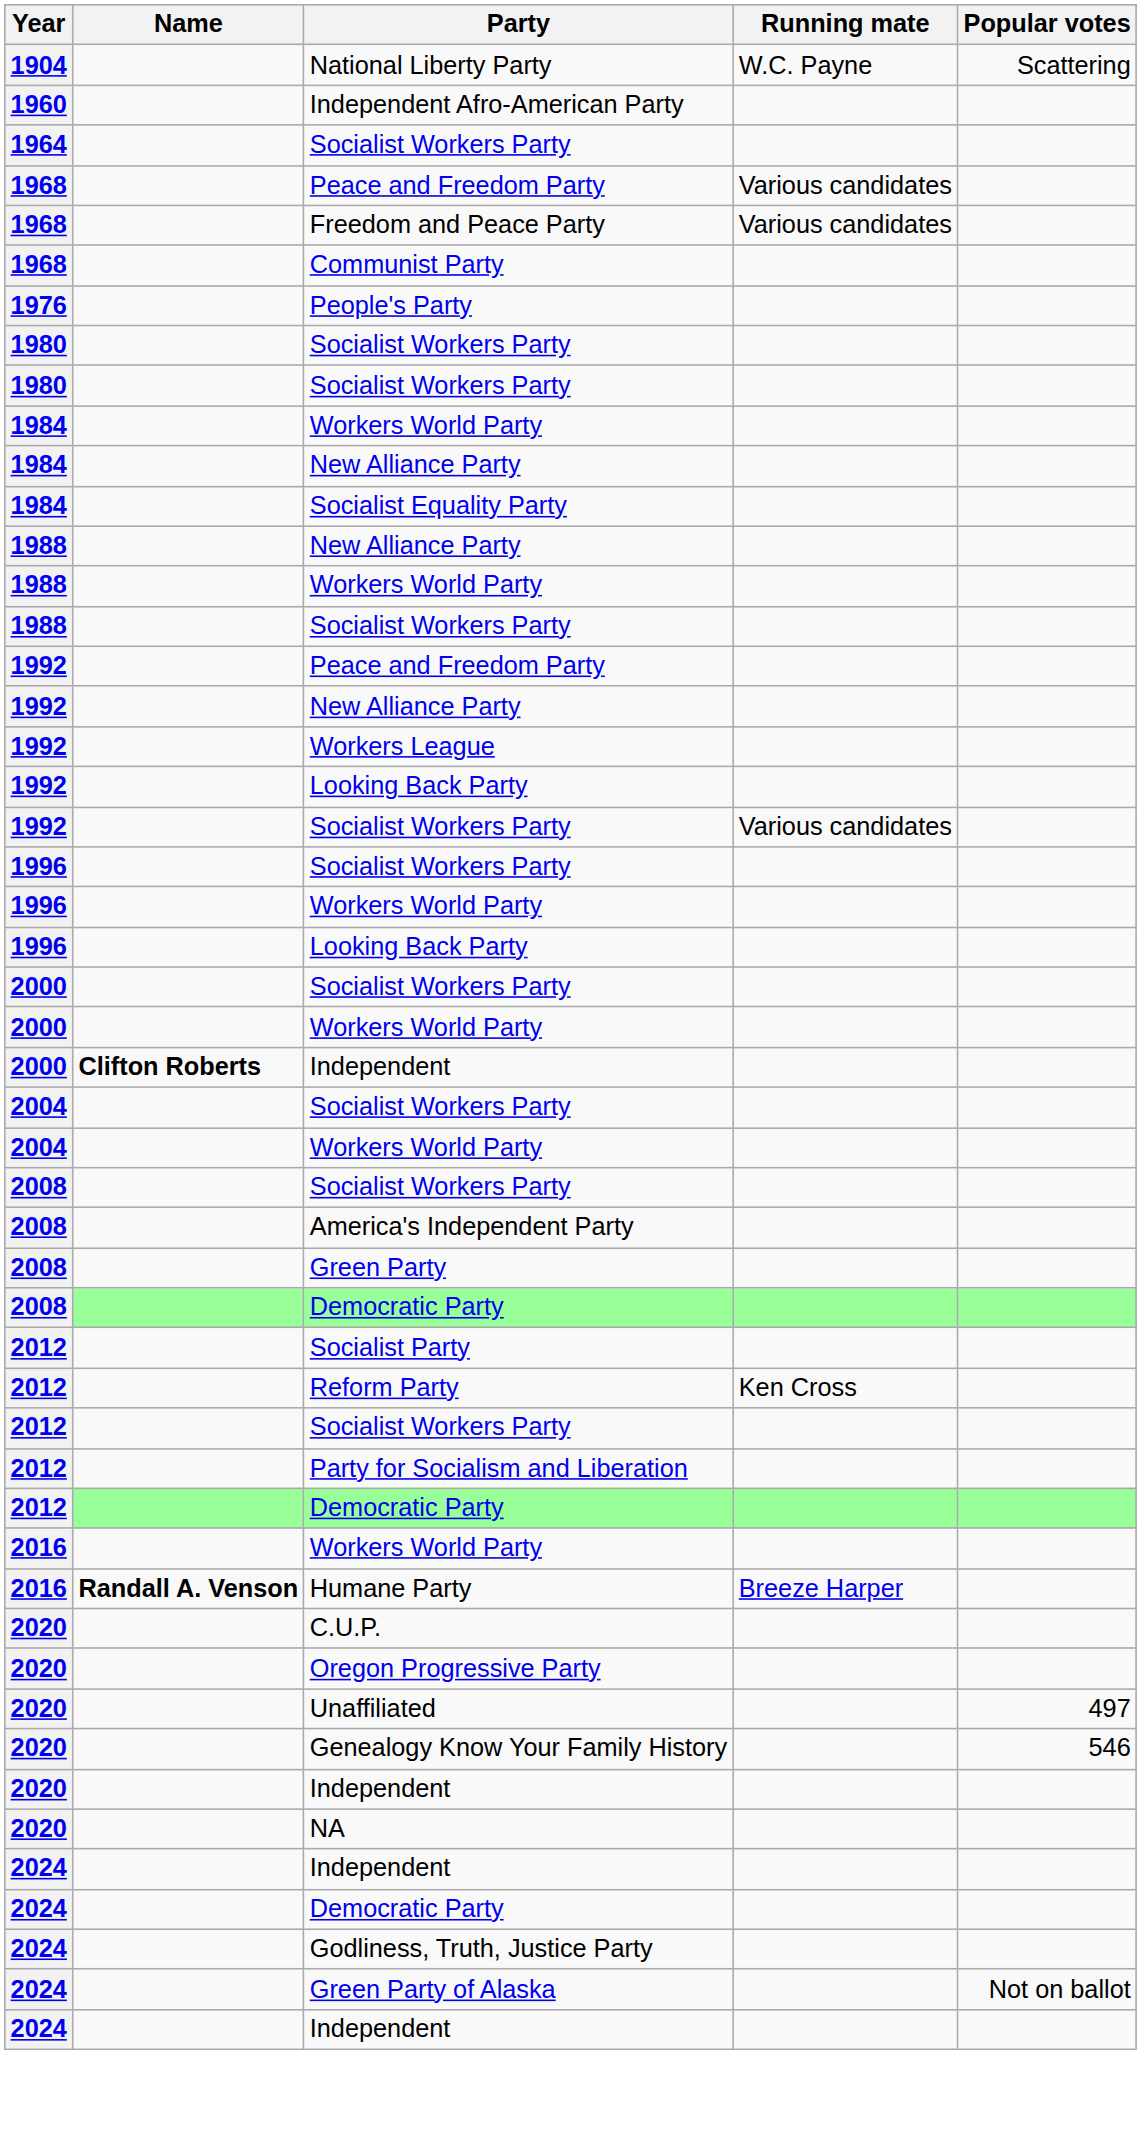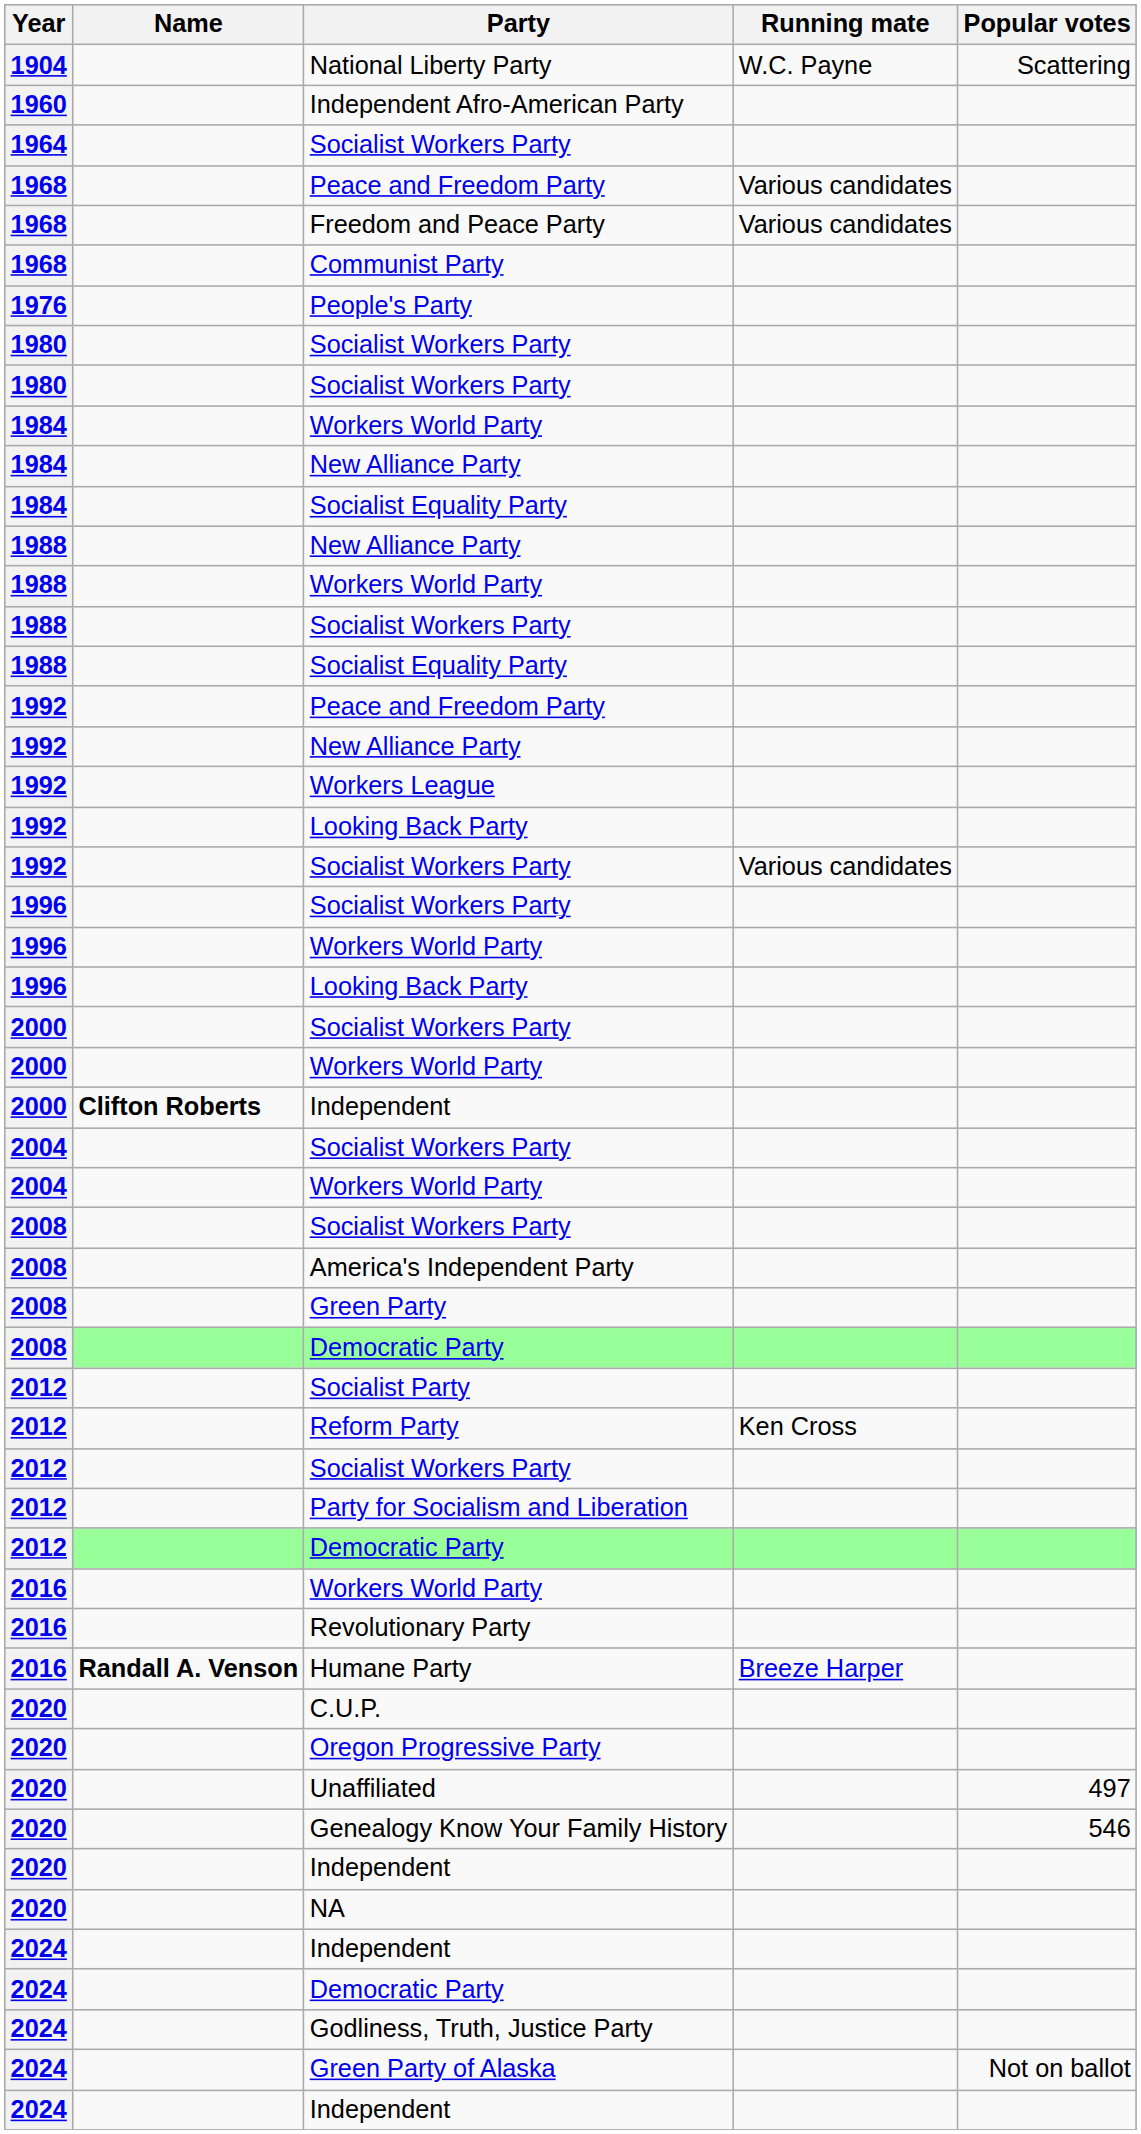+ row: (39, 666)
+ row: (39, 1628)
